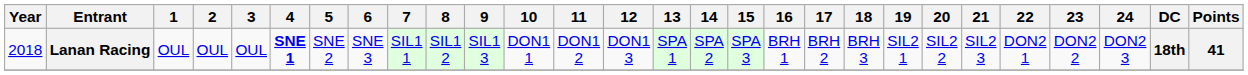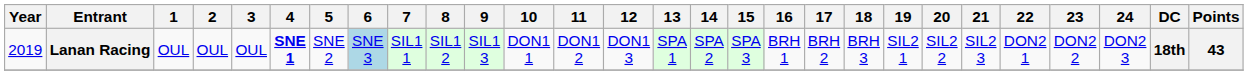(25, 49) 2018 -> (25, 49) 2019
(368, 49) no background -> (368, 49) lightblue background
(1216, 49) 41 -> (1216, 49) 43
